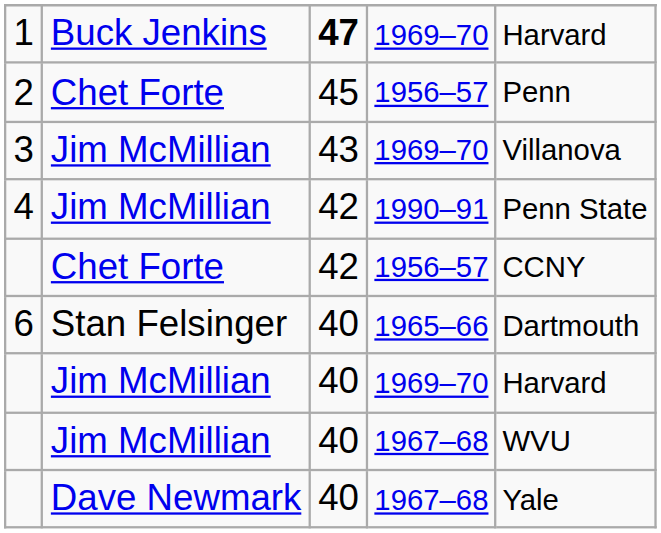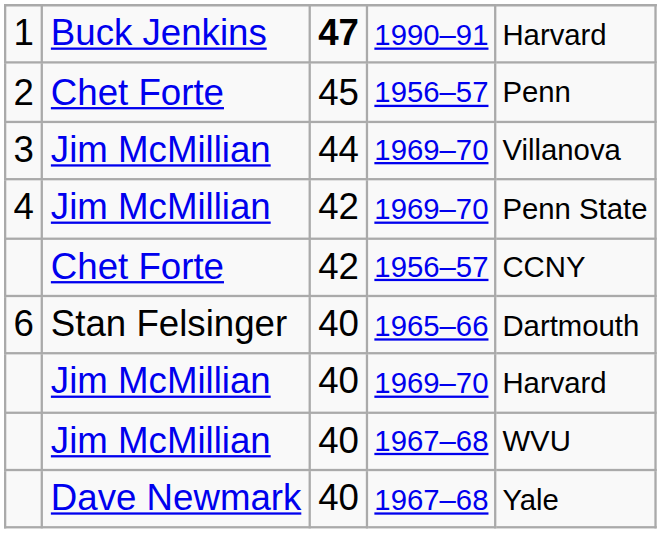(431, 34) 1969–70 -> (431, 34) 1990–91
(339, 149) 43 -> (339, 149) 44
(431, 209) 1990–91 -> (431, 209) 1969–70
